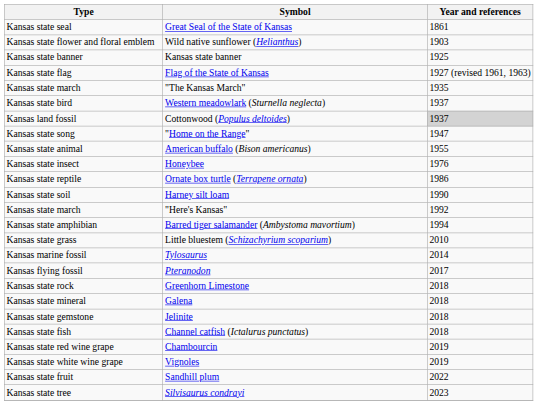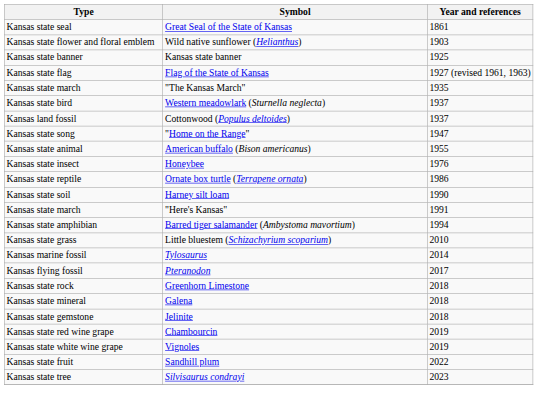(439, 118) lightgrey background -> (439, 118) no background
(439, 210) 1992 -> (439, 210) 1991
- row: (237, 331)
